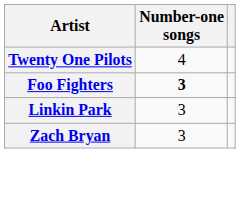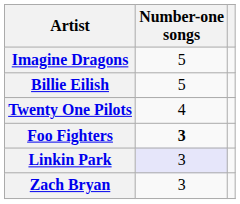+ row: (70, 60)
+ row: (70, 85)
(182, 110) no background -> (182, 160) lavender background
